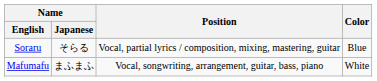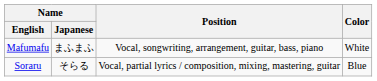rows swapped: (28, 47) <-> (28, 66)
